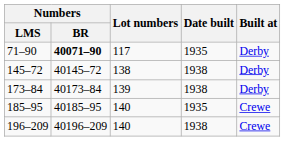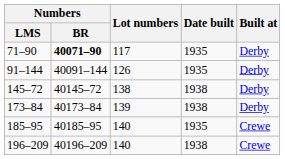+ row: (25, 70)
